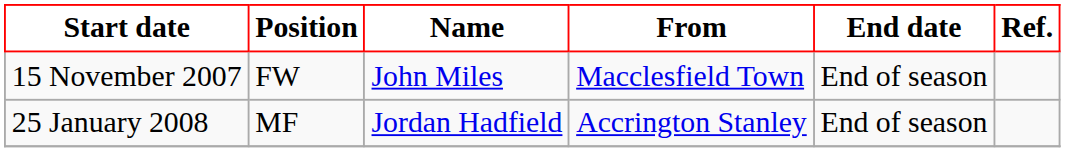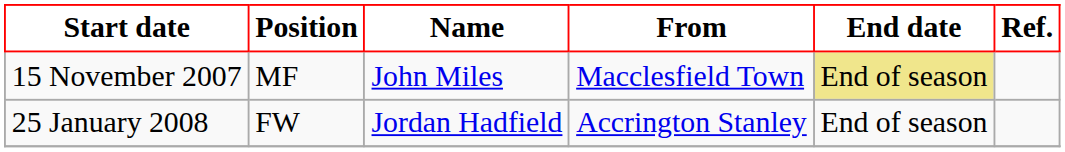(278, 75) FW -> (277, 75) MF
(904, 75) no background -> (904, 75) khaki background
(277, 122) MF -> (278, 122) FW
